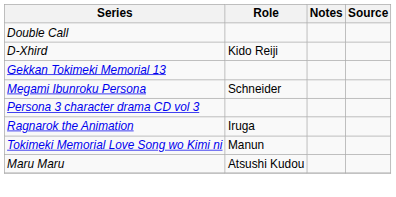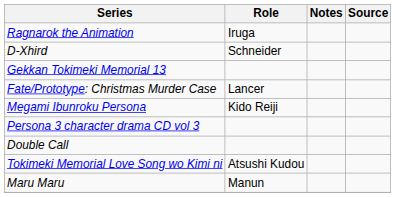rows swapped: (38, 32) <-> (70, 126)
(253, 51) Kido Reiji -> (255, 51) Schneider
+ row: (112, 88)
(255, 88) Schneider -> (253, 107) Kido Reiji
(246, 145) Manun -> (266, 164) Atsushi Kudou
(266, 164) Atsushi Kudou -> (246, 182) Manun
